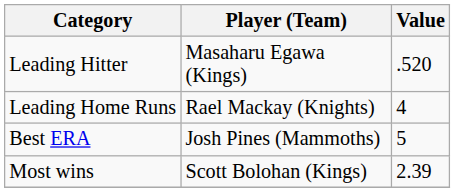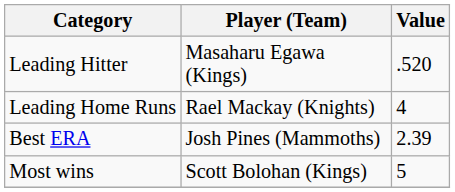(401, 139) 5 -> (414, 139) 2.39
(414, 171) 2.39 -> (401, 171) 5
